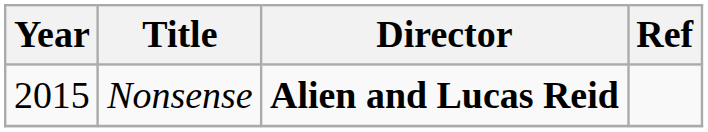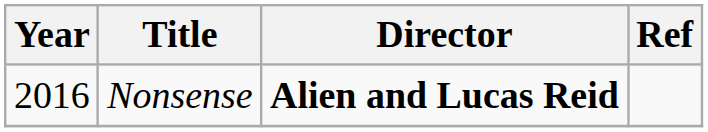(52, 94) 2015 -> (52, 94) 2016
